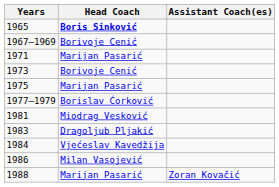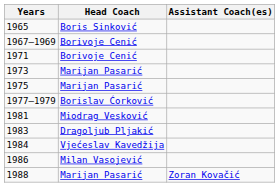(99, 27) bold -> (99, 27) normal
(101, 56) Marijan Pasarić -> (99, 56) Borivoje Cenić
(99, 71) Borivoje Cenić -> (101, 71) Marijan Pasarić
